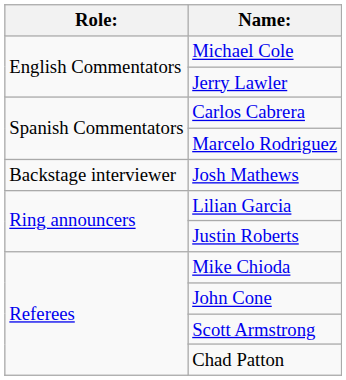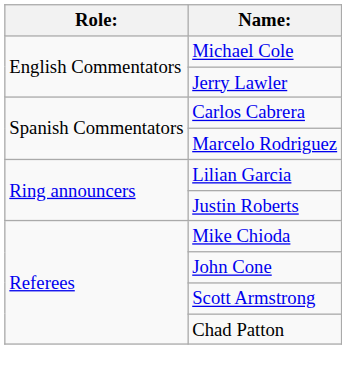- row: (245, 174)
